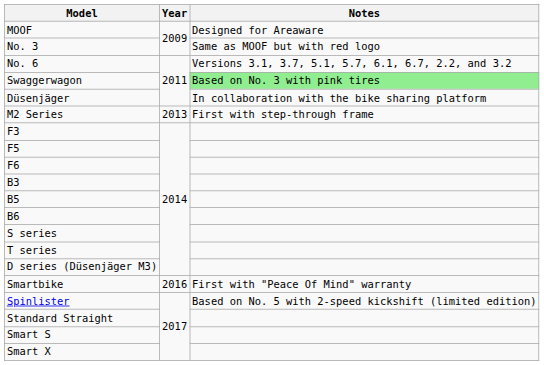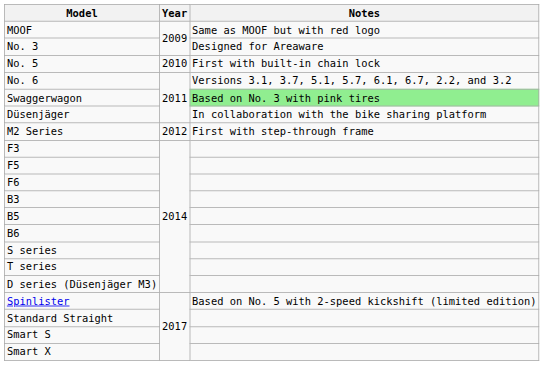(258, 30) Designed for Areaware -> (286, 30) Same as MOOF but with red logo
(286, 47) Same as MOOF but with red logo -> (258, 47) Designed for Areaware
+ row: (23, 64)
(175, 115) 2013 -> (175, 132) 2012
- row: (35, 284)
